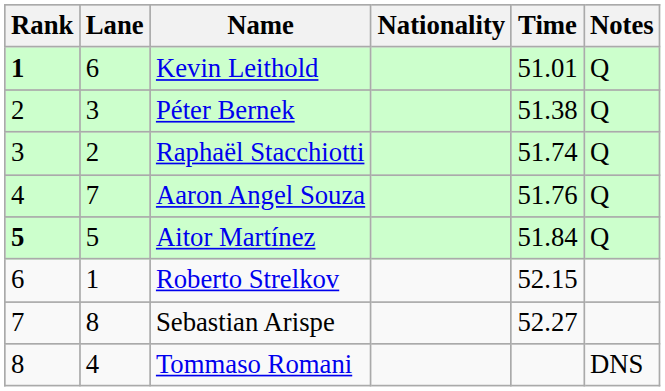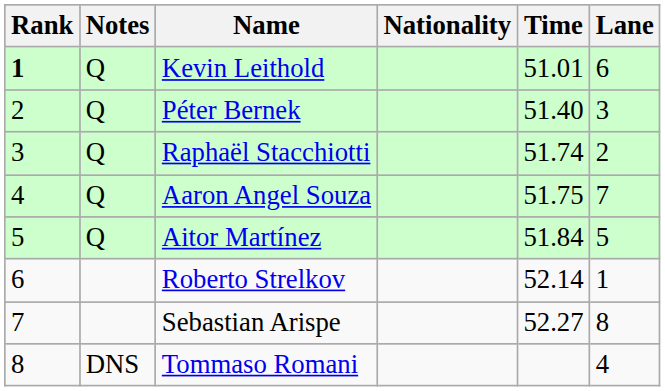columns swapped: (115, 25) <-> (622, 25)
(548, 110) 51.38 -> (553, 110) 51.40
(548, 195) 51.76 -> (553, 195) 51.75
(18, 237) bold -> (18, 237) normal
(548, 279) 52.15 -> (553, 279) 52.14
